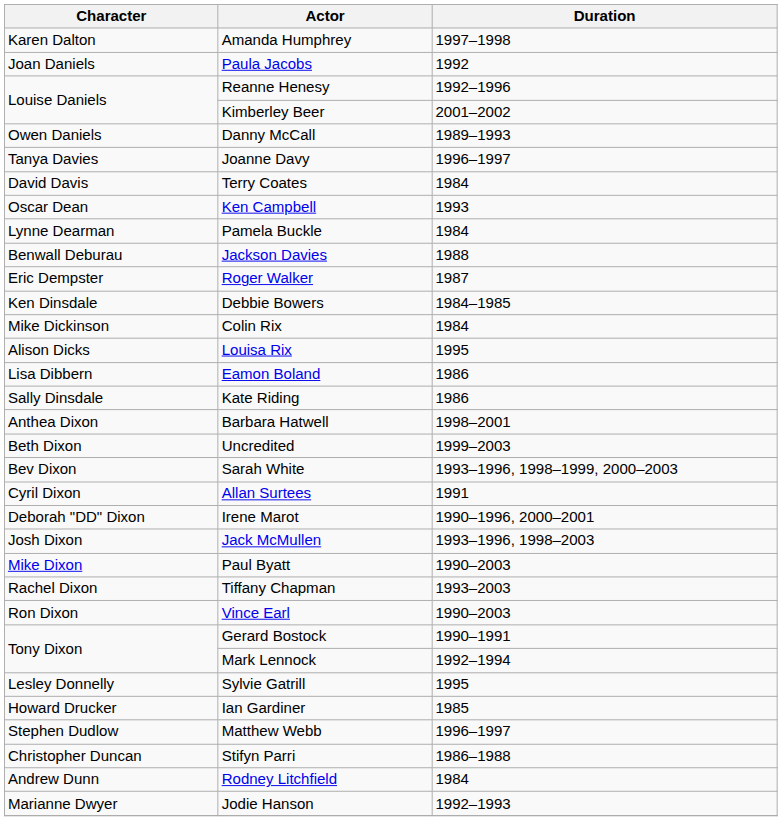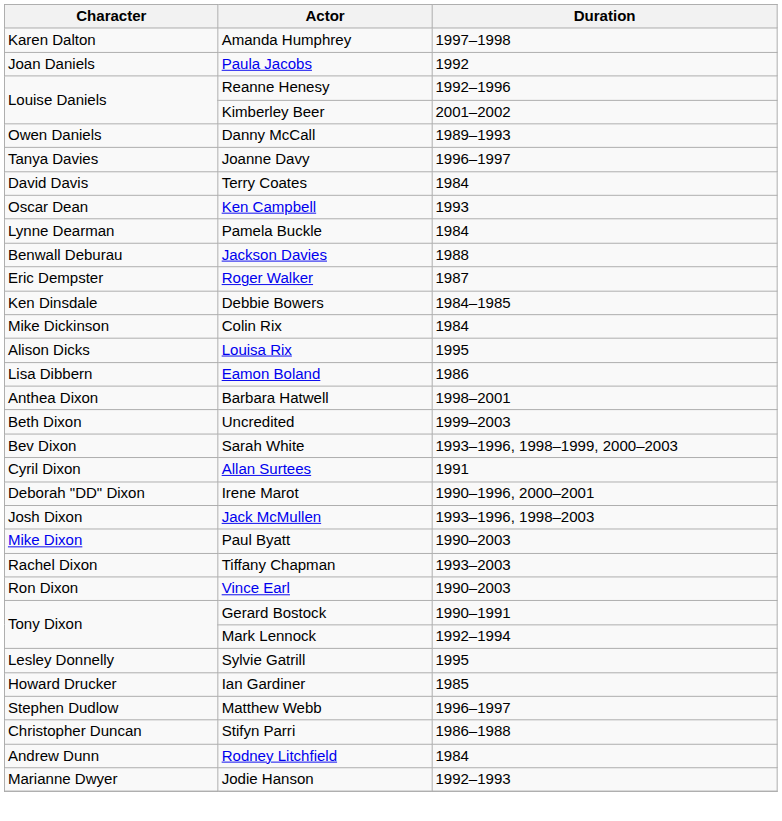- row: (261, 398)
